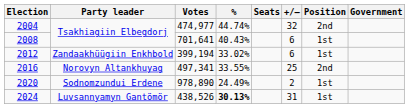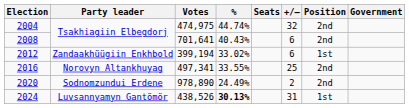(196, 26) 474,977 -> (196, 26) 474,975
(325, 40) 1st -> (325, 40) 2nd
(325, 82) 1st -> (325, 82) 2nd
